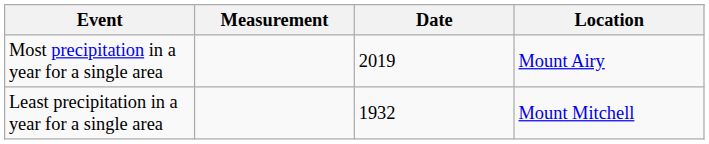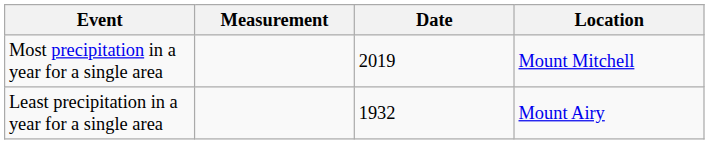(562, 61) Mount Airy -> (576, 61) Mount Mitchell
(576, 113) Mount Mitchell -> (562, 113) Mount Airy
